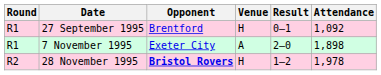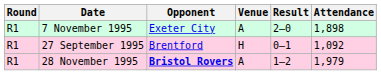rows swapped: (93, 29) <-> (87, 45)
(13, 61) R2 -> (13, 61) R1
(241, 61) H -> (241, 61) A
(329, 61) 1,978 -> (329, 61) 1,979
